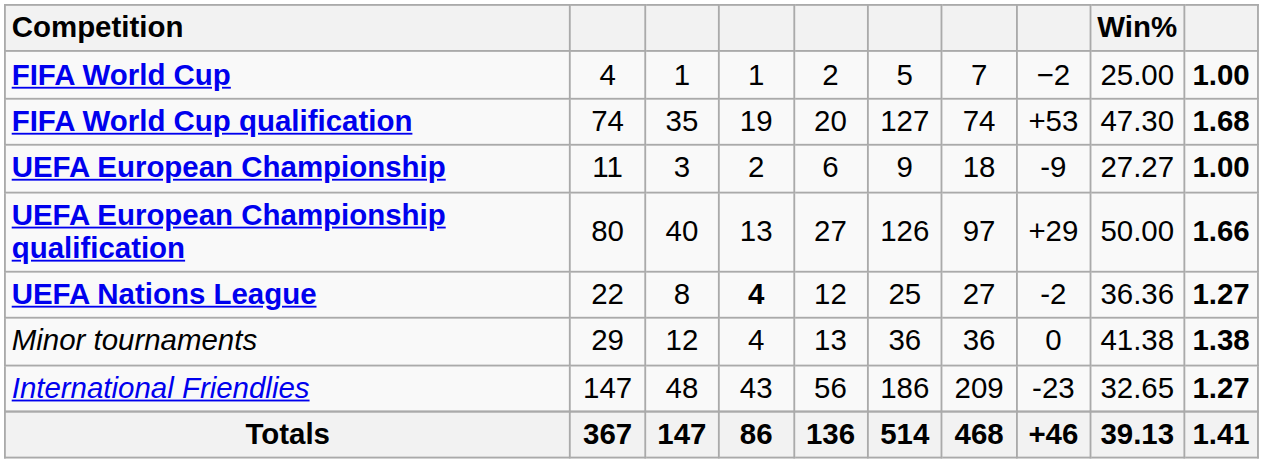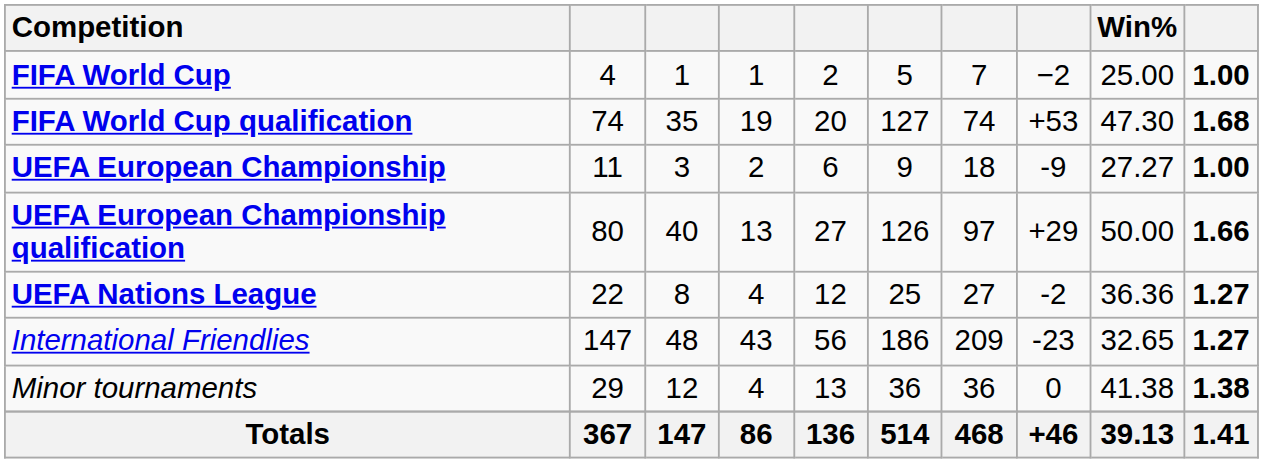(756, 294) bold -> (756, 294) normal
rows swapped: (161, 387) <-> (134, 341)
